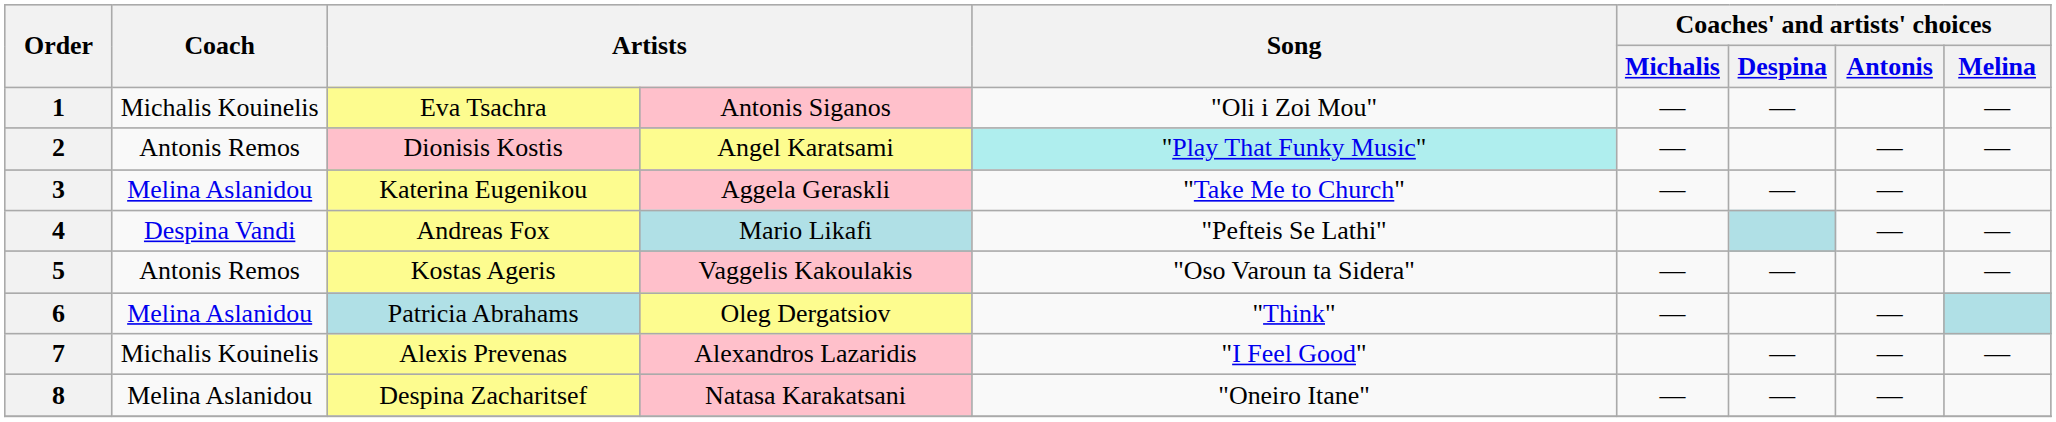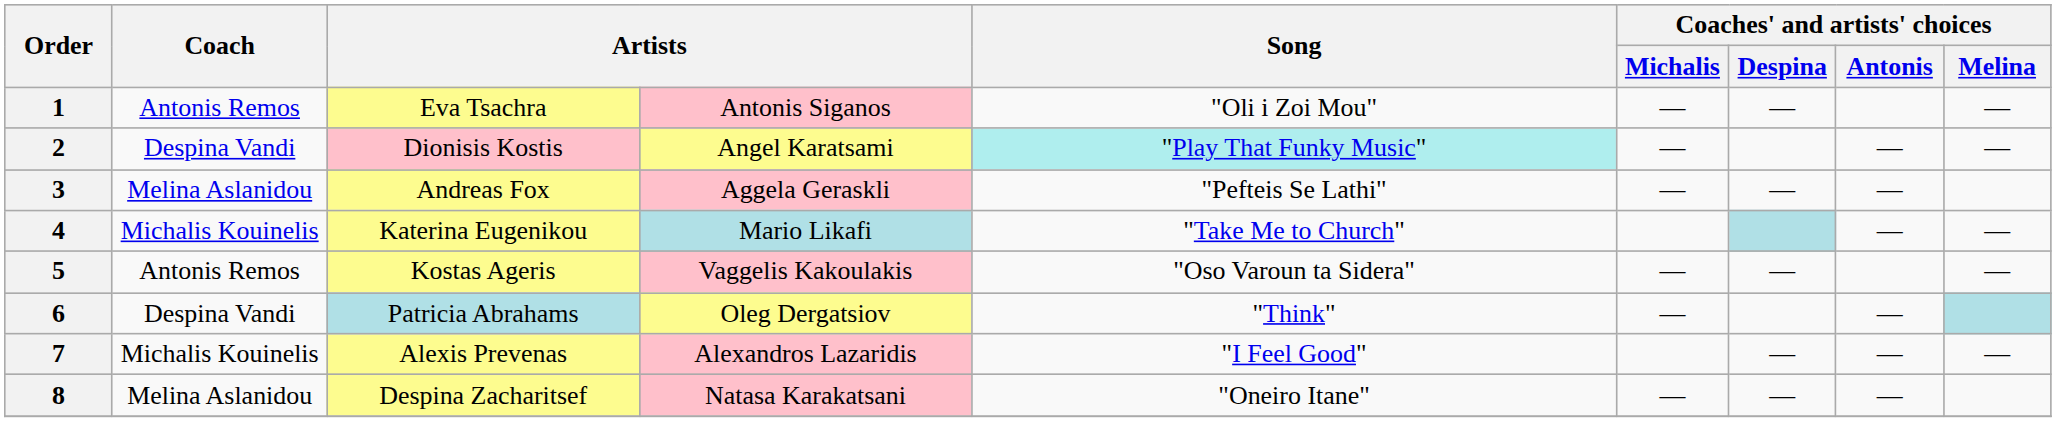(220, 107) Michalis Kouinelis -> (220, 107) Antonis Remos
(220, 148) Antonis Remos -> (220, 148) Despina Vandi
(483, 189) Katerina Eugenikou -> (483, 189) Andreas Fox
(1294, 189) "Take Me to Church" -> (1294, 189) "Pefteis Se Lathi"
(220, 230) Despina Vandi -> (220, 230) Michalis Kouinelis
(483, 230) Andreas Fox -> (483, 230) Katerina Eugenikou
(1294, 230) "Pefteis Se Lathi" -> (1294, 230) "Take Me to Church"
(220, 312) Melina Aslanidou -> (220, 312) Despina Vandi
